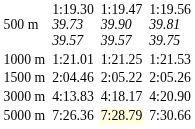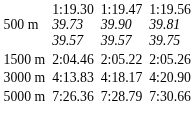- row: (24, 59)
(122, 116) lightyellow background -> (122, 97) no background
